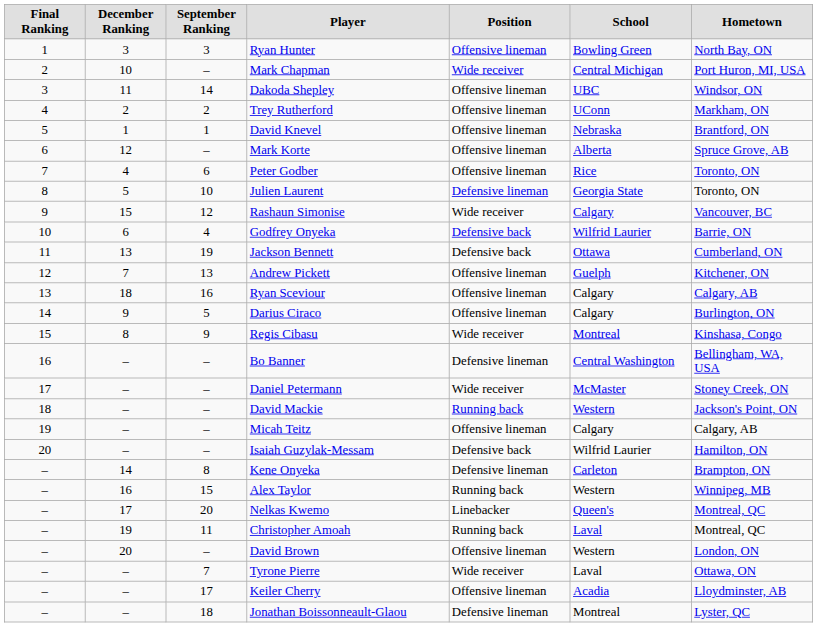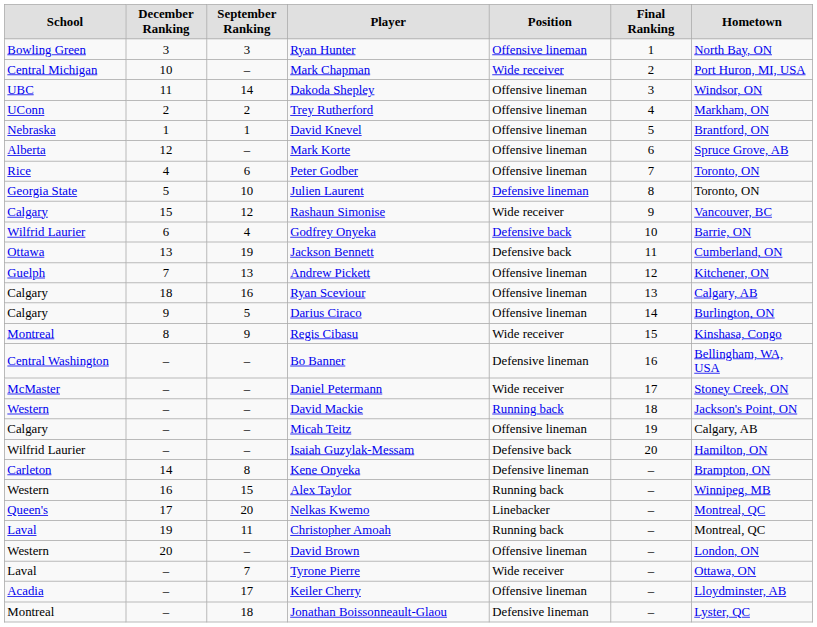columns swapped: (45, 21) <-> (631, 21)
